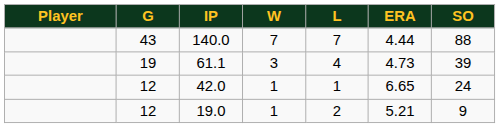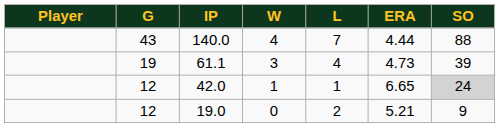(274, 39) 7 -> (274, 39) 4
(463, 87) no background -> (463, 87) lightgrey background
(274, 110) 1 -> (274, 110) 0
